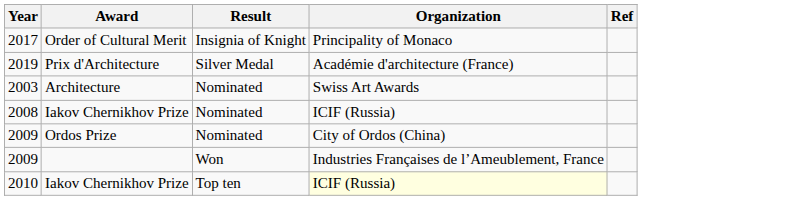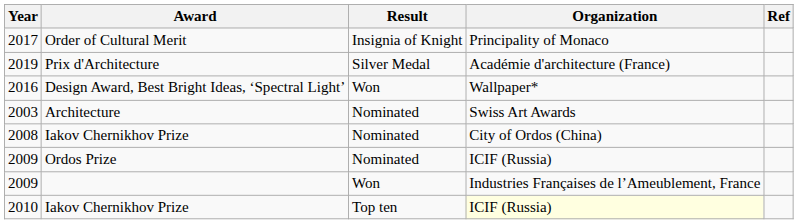+ row: (23, 87)
(354, 111) ICIF (Russia) -> (536, 135) City of Ordos (China)
(379, 135) City of Ordos (China) -> (510, 159) ICIF (Russia)
